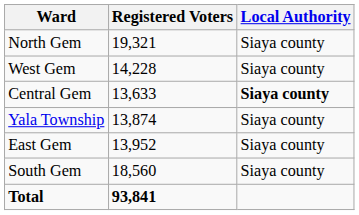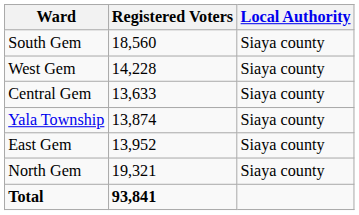rows swapped: (45, 42) <-> (45, 171)
(285, 94) bold -> (283, 94) normal
